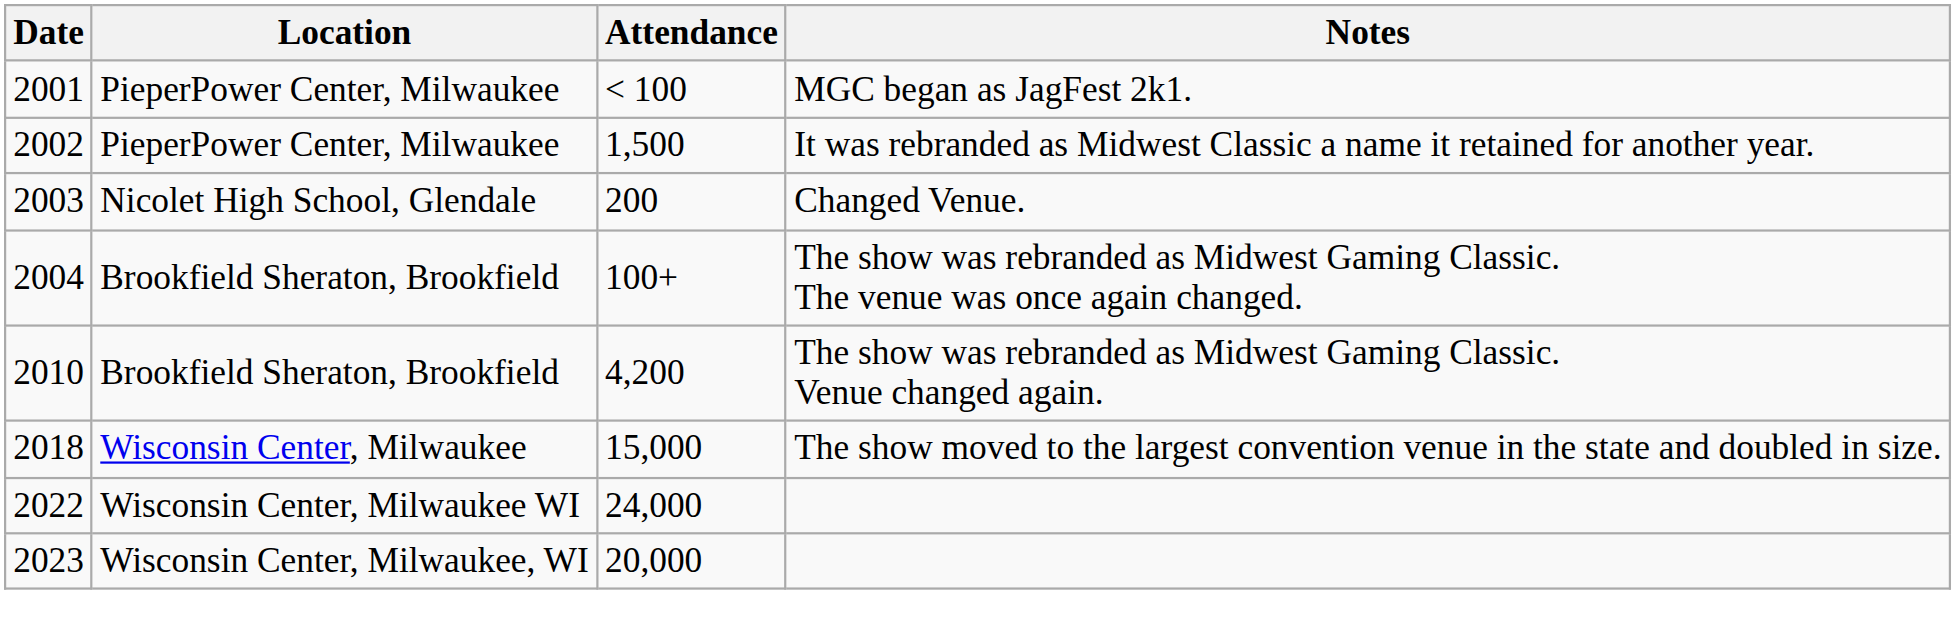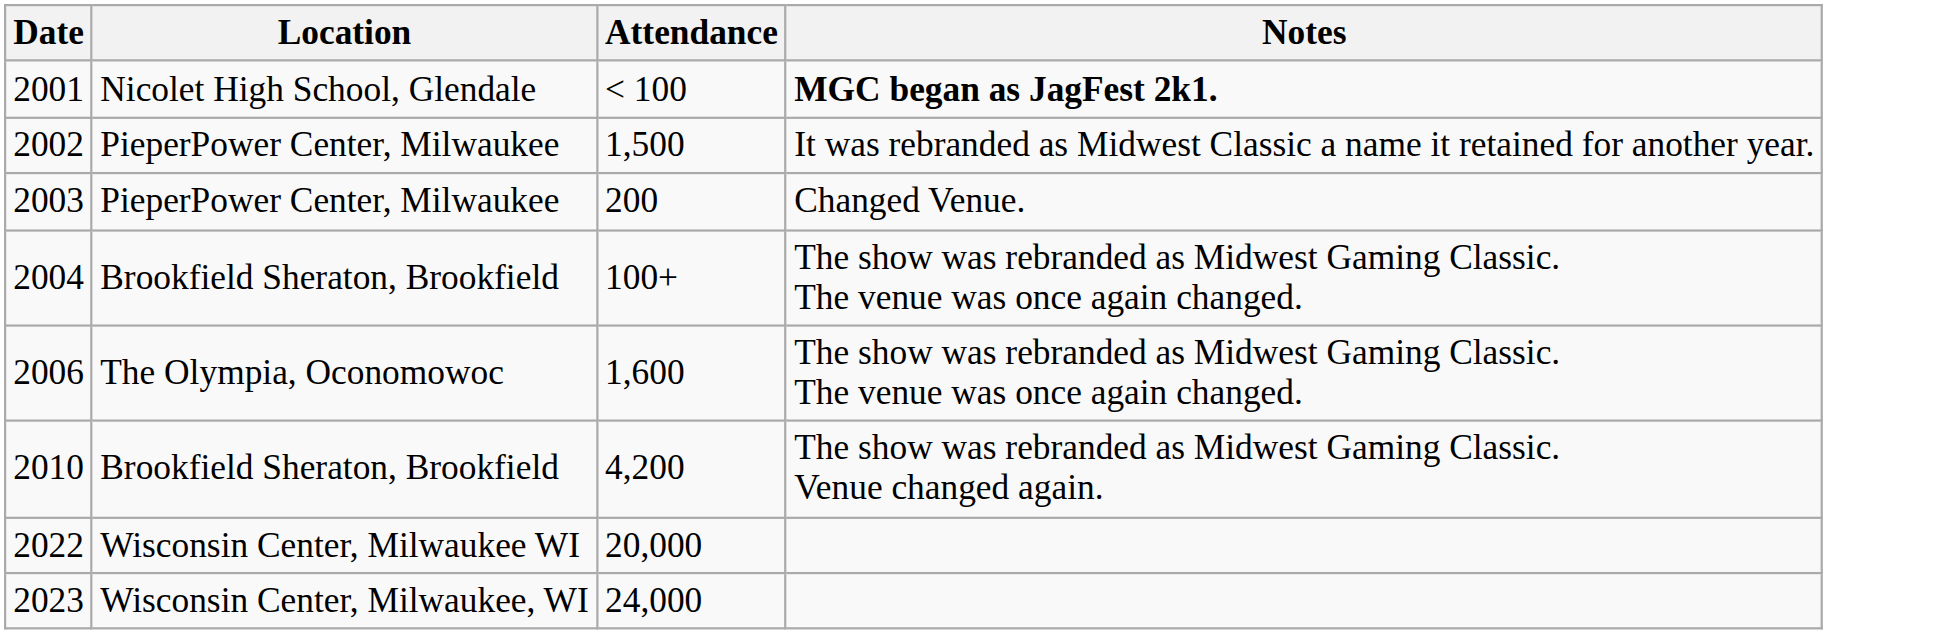(330, 88) PieperPower Center, Milwaukee -> (318, 88) Nicolet High School, Glendale
(993, 88) normal -> (1006, 88) bold
(318, 200) Nicolet High School, Glendale -> (330, 200) PieperPower Center, Milwaukee
+ row: (49, 372)
- row: (49, 448)
(654, 504) 24,000 -> (654, 544) 20,000
(654, 560) 20,000 -> (654, 600) 24,000
